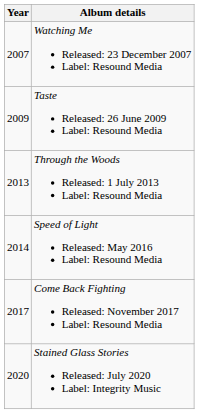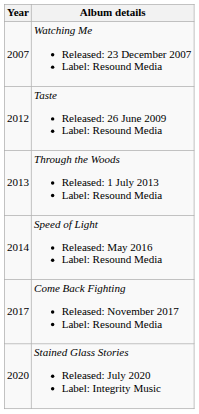(18, 118) 2009 -> (18, 118) 2012
